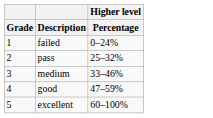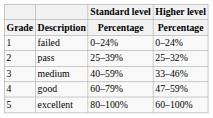+ column: (121, 27)
